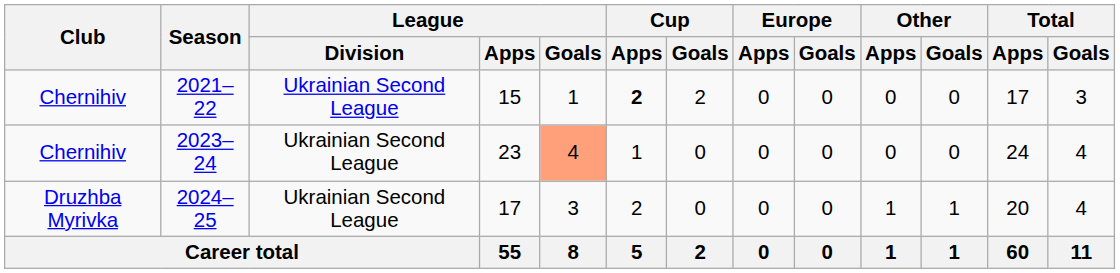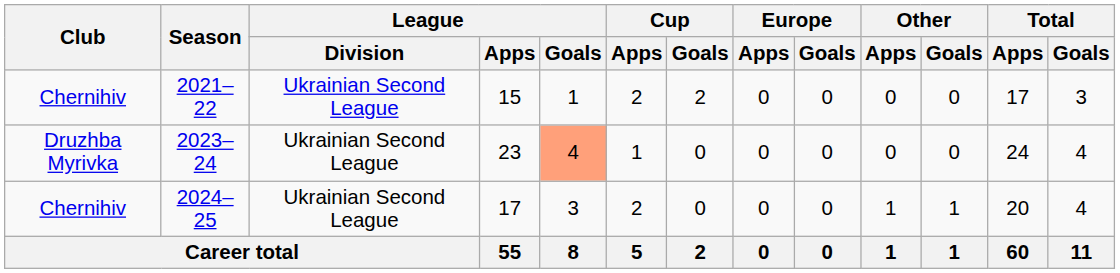(637, 97) bold -> (637, 97) normal
(83, 152) Chernihiv -> (83, 152) Druzhba Myrivka
(83, 208) Druzhba Myrivka -> (83, 208) Chernihiv
